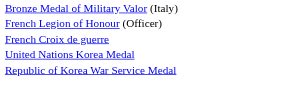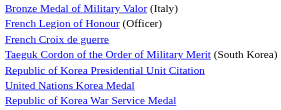+ row: (141, 54)
+ row: (105, 70)
